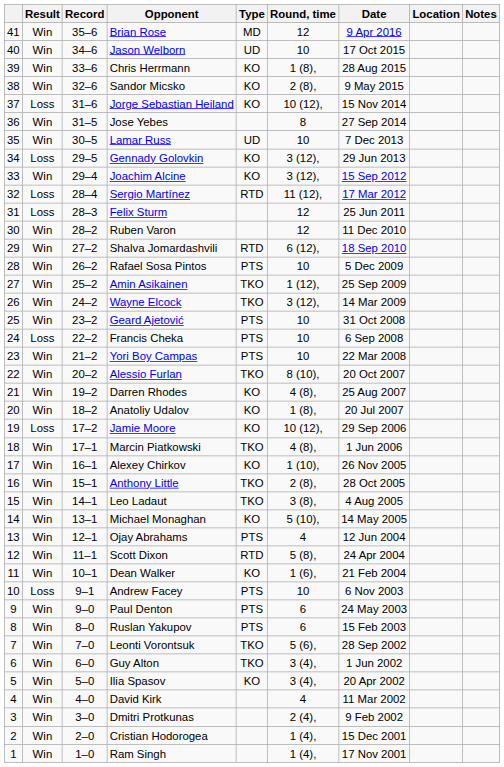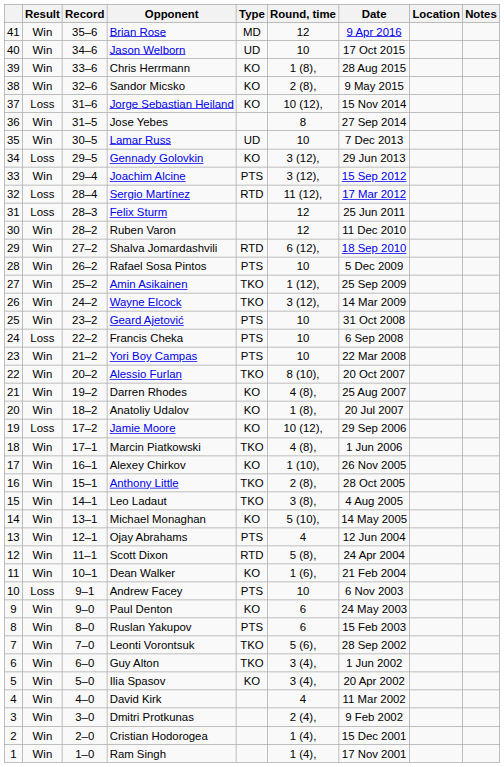(252, 176) KO -> (252, 176) PTS
(252, 609) PTS -> (252, 609) KO
